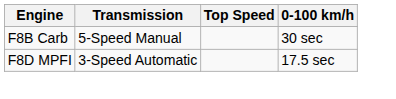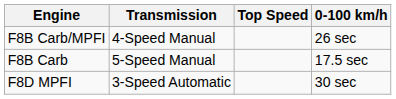+ row: (57, 37)
(302, 37) 30 sec -> (341, 60) 17.5 sec
(308, 60) 17.5 sec -> (336, 82) 30 sec
